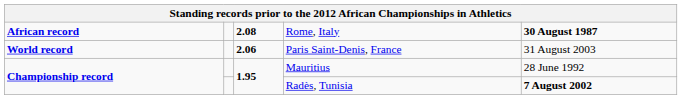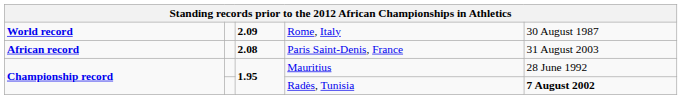(43, 31) African record -> (40, 31) World record
(246, 31) 2.08 -> (248, 31) 2.09
(561, 31) bold -> (563, 31) normal
(40, 49) World record -> (43, 49) African record
(246, 49) 2.06 -> (248, 49) 2.08
